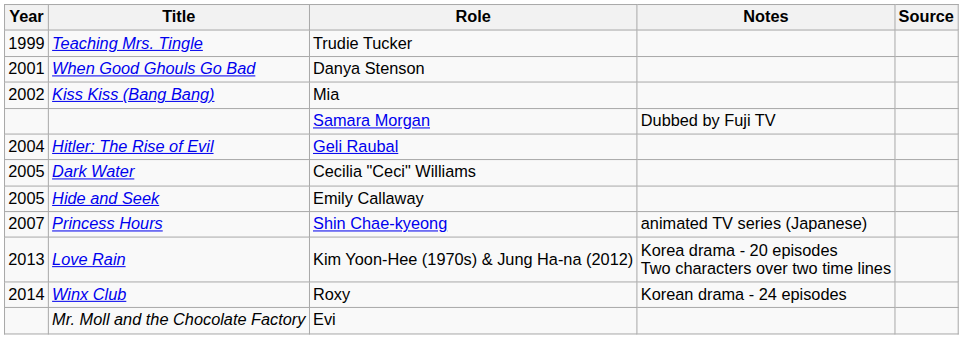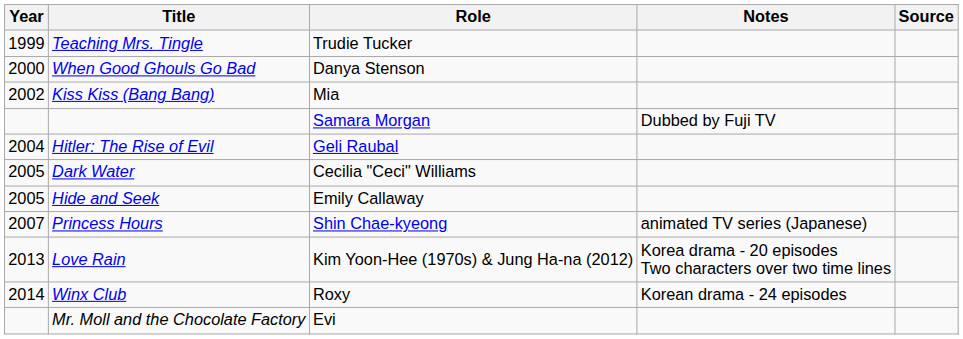(26, 69) 2001 -> (26, 69) 2000
